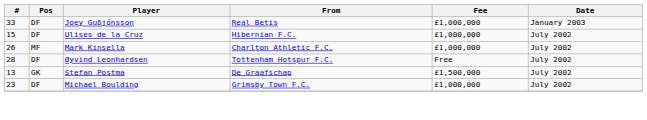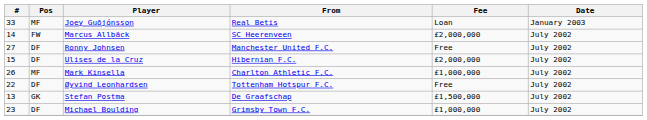(36, 23) DF -> (36, 23) MF
(457, 23) £1,000,000 -> (443, 23) Loan
+ row: (97, 36)
+ row: (95, 48)
(457, 36) £1,000,000 -> (457, 60) £2,000,000
(11, 60) 28 -> (11, 85) 22
